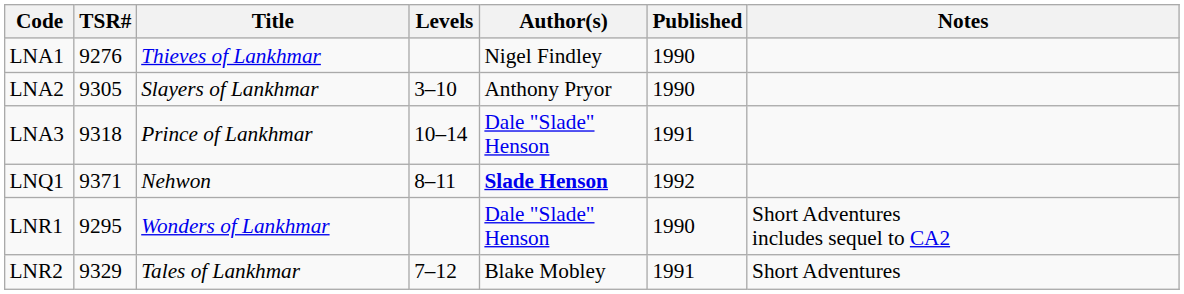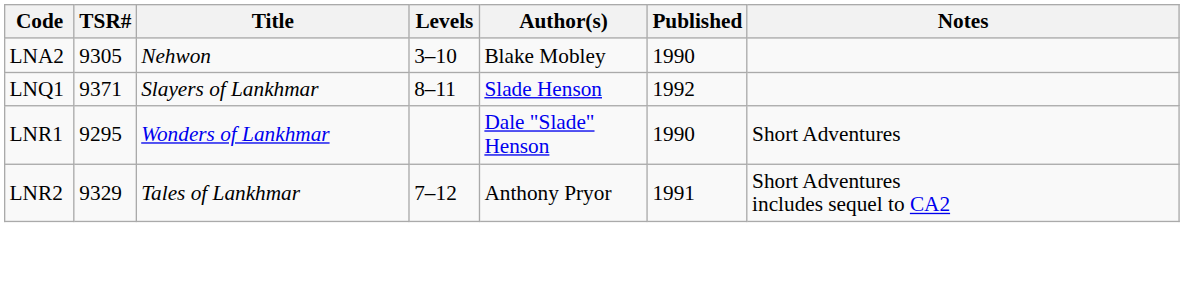- row: (37, 55)
(230, 88) Slayers of Lankhmar -> (176, 55) Nehwon
(548, 88) Anthony Pryor -> (545, 55) Blake Mobley
- row: (37, 134)
(176, 180) Nehwon -> (230, 88) Slayers of Lankhmar
(546, 180) bold -> (543, 88) normal
(851, 226) Short Adventures includes sequel to CA2 -> (826, 134) Short Adventures
(545, 271) Blake Mobley -> (548, 192) Anthony Pryor
(826, 271) Short Adventures -> (851, 192) Short Adventures includes sequel to CA2
